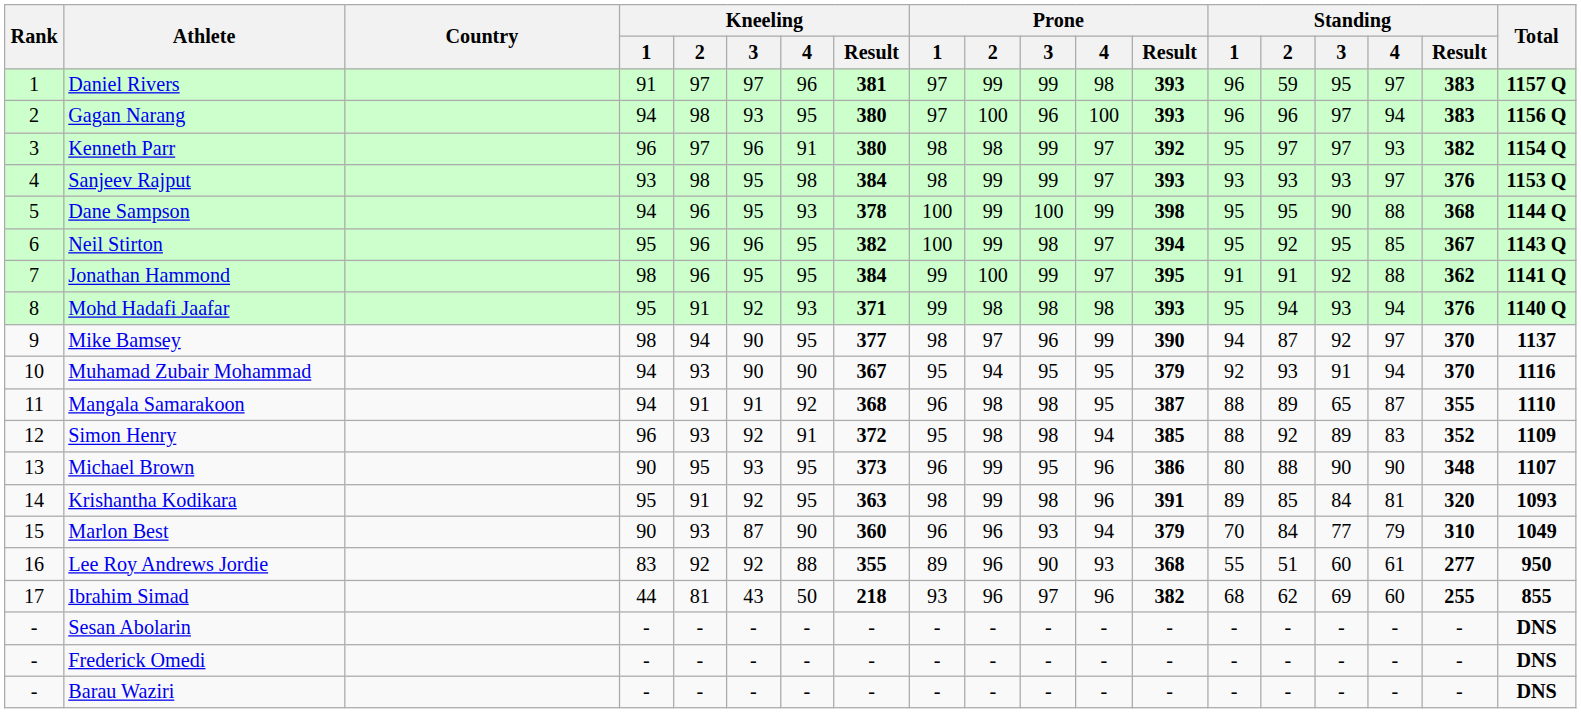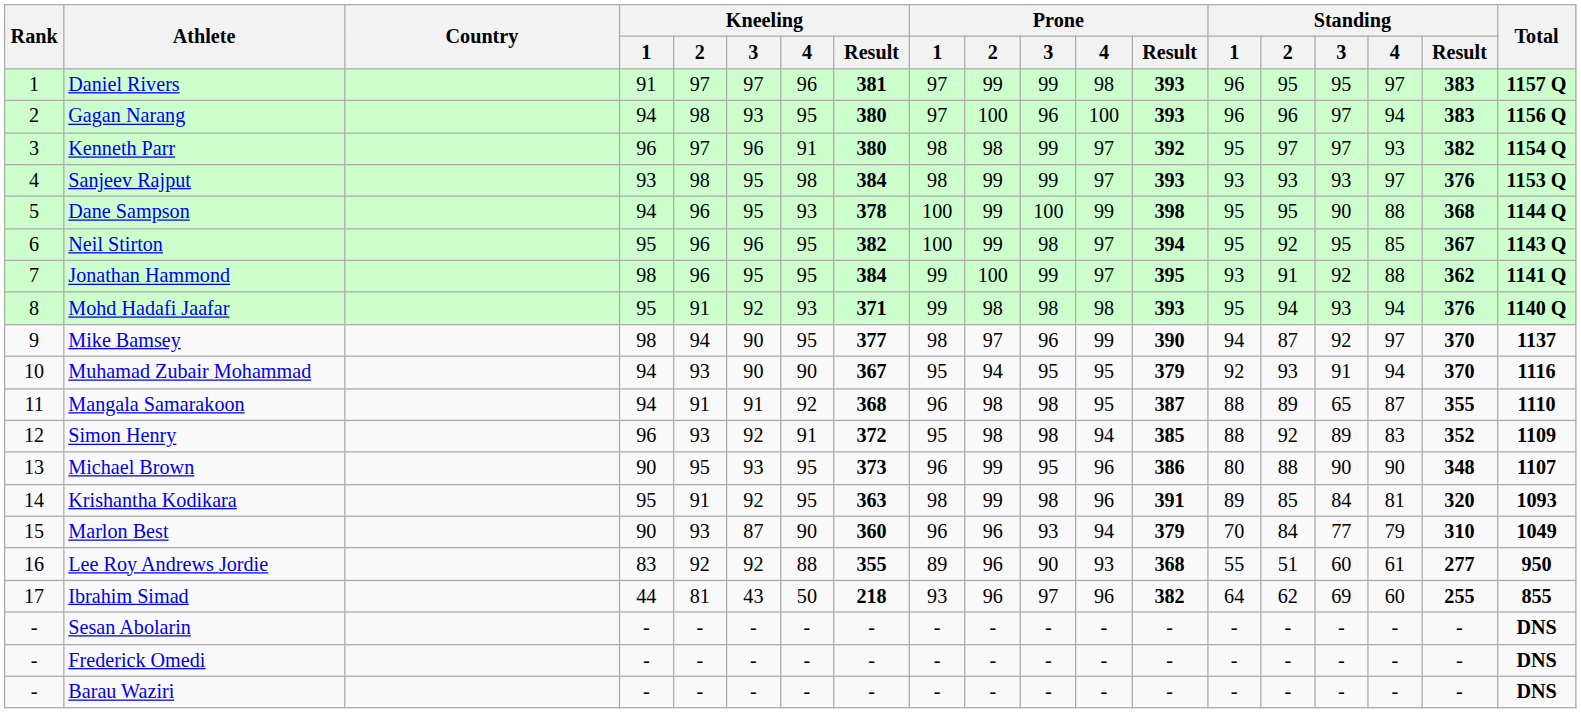(1288, 84) 59 -> (1288, 84) 95
(1234, 276) 91 -> (1234, 276) 93
(1234, 595) 68 -> (1234, 595) 64
